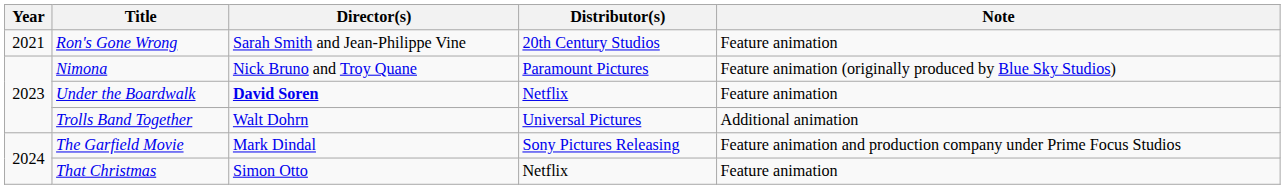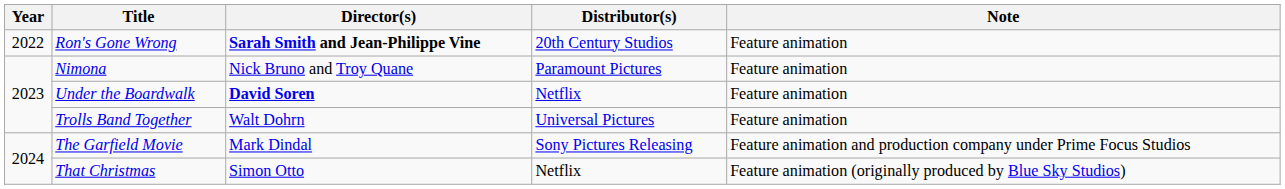(28, 42) 2021 -> (28, 42) 2022
(349, 42) normal -> (355, 42) bold
(918, 68) Feature animation (originally produced by Blue Sky Studios) -> (789, 68) Feature animation
(789, 119) Additional animation -> (789, 119) Feature animation
(779, 171) Feature animation -> (928, 171) Feature animation (originally produced by Blue Sky Studios)
